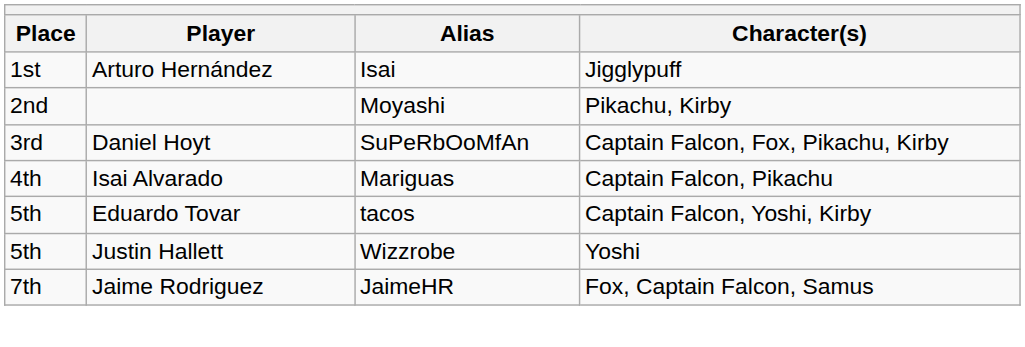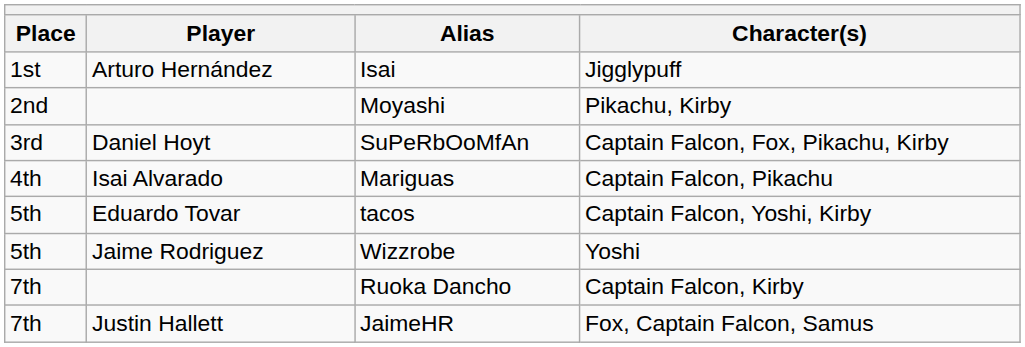(158, 250) Justin Hallett -> (178, 250) Jaime Rodriguez
+ row: (436, 287)
(178, 287) Jaime Rodriguez -> (158, 323) Justin Hallett
